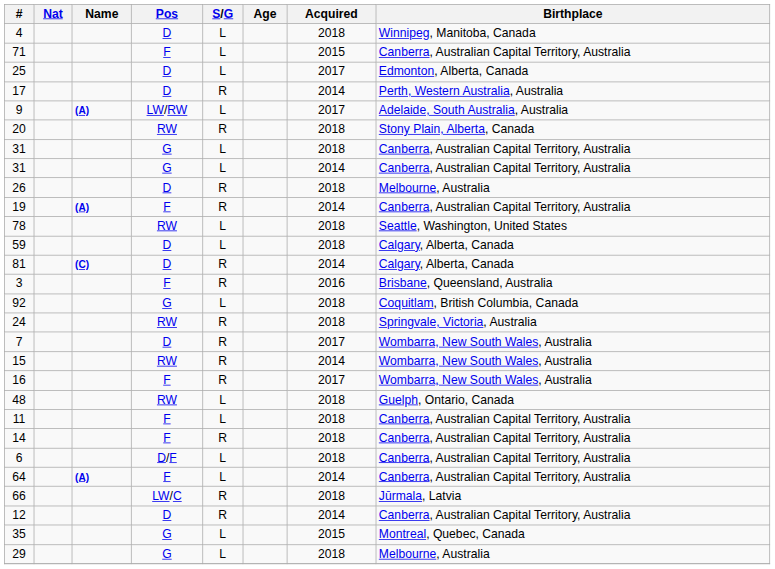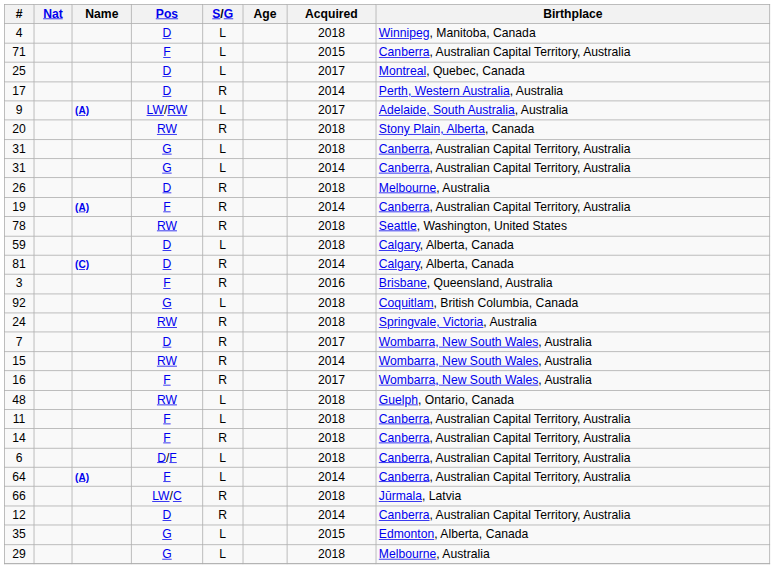(454, 71) Edmonton, Alberta, Canada -> (452, 71) Montreal, Quebec, Canada
(223, 226) L -> (223, 226) R
(452, 534) Montreal, Quebec, Canada -> (454, 534) Edmonton, Alberta, Canada
